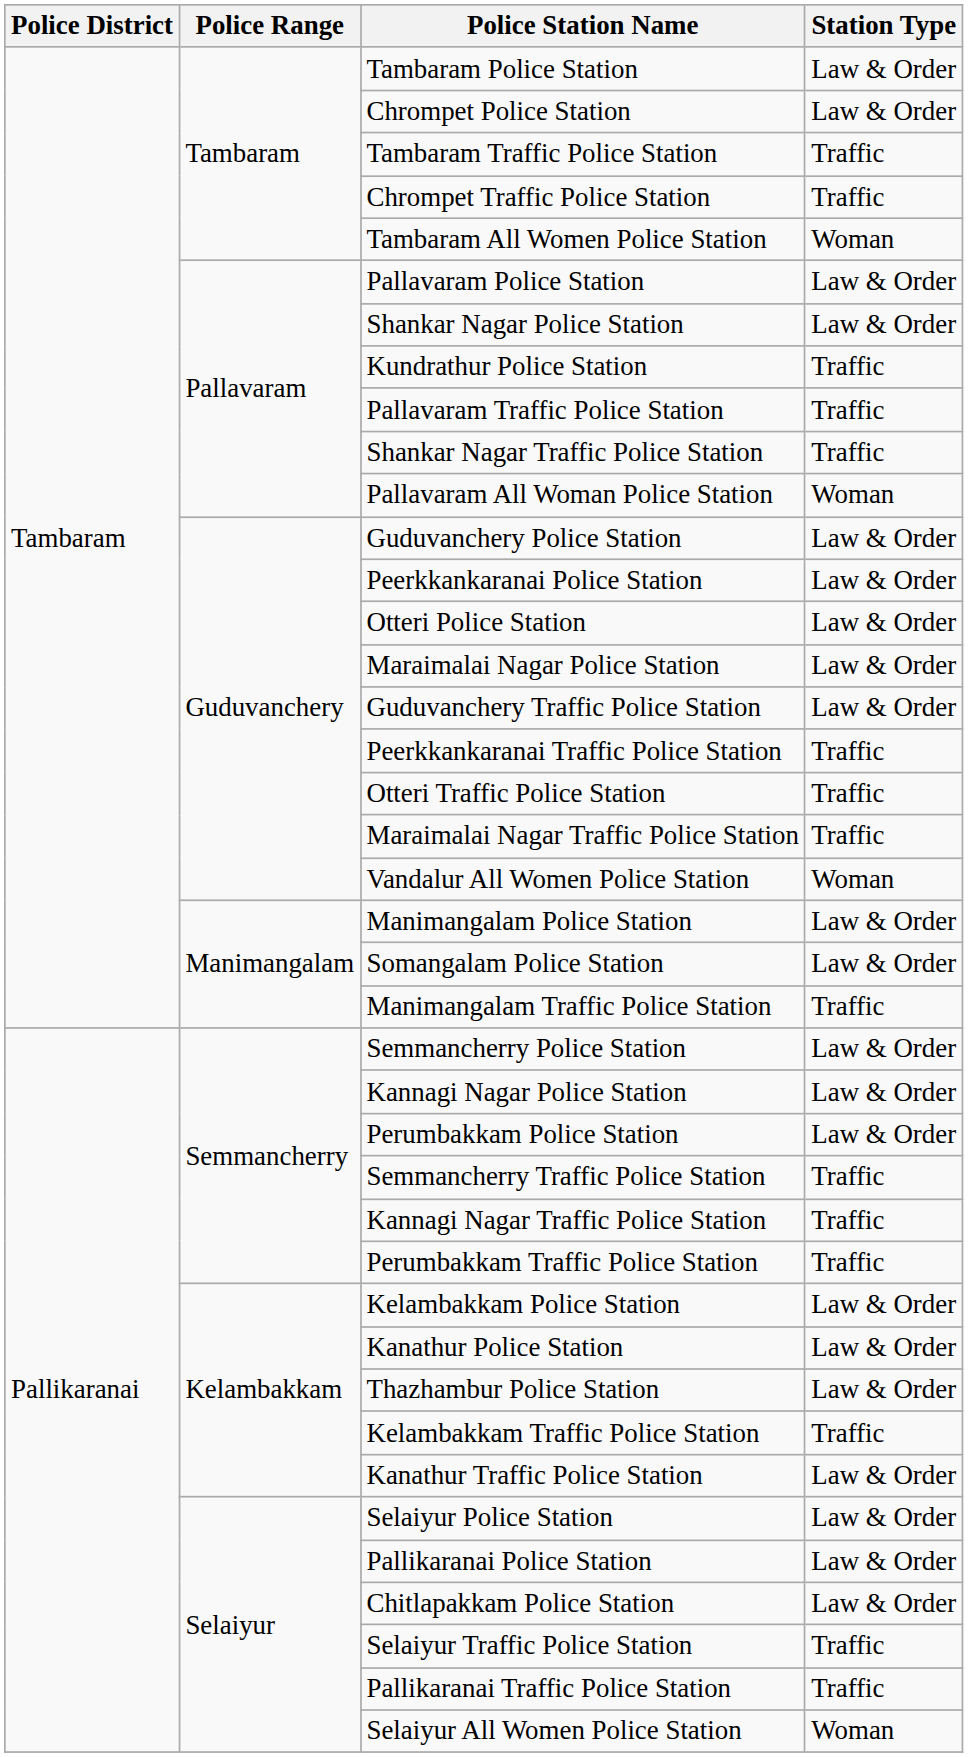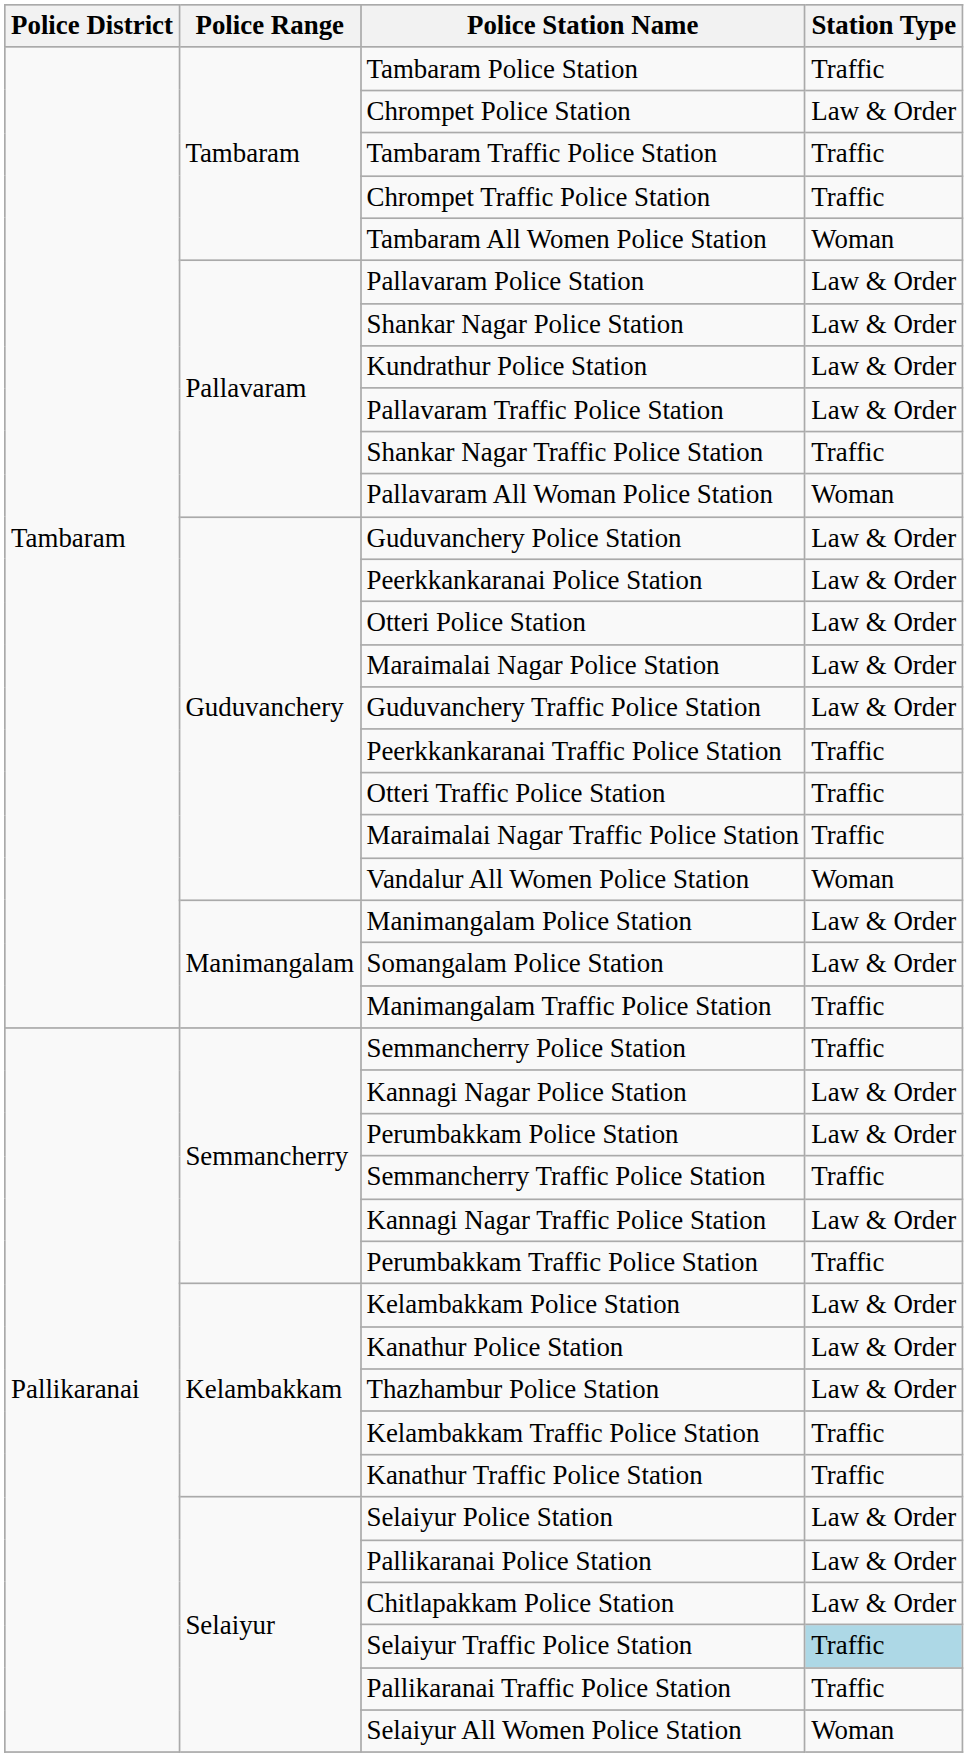(884, 68) Law & Order -> (848, 68) Traffic
(848, 366) Traffic -> (884, 366) Law & Order
(848, 409) Traffic -> (884, 409) Law & Order
(884, 1048) Law & Order -> (848, 1048) Traffic
(848, 1219) Traffic -> (884, 1219) Law & Order
(884, 1475) Law & Order -> (848, 1475) Traffic
(848, 1645) no background -> (848, 1645) lightblue background
